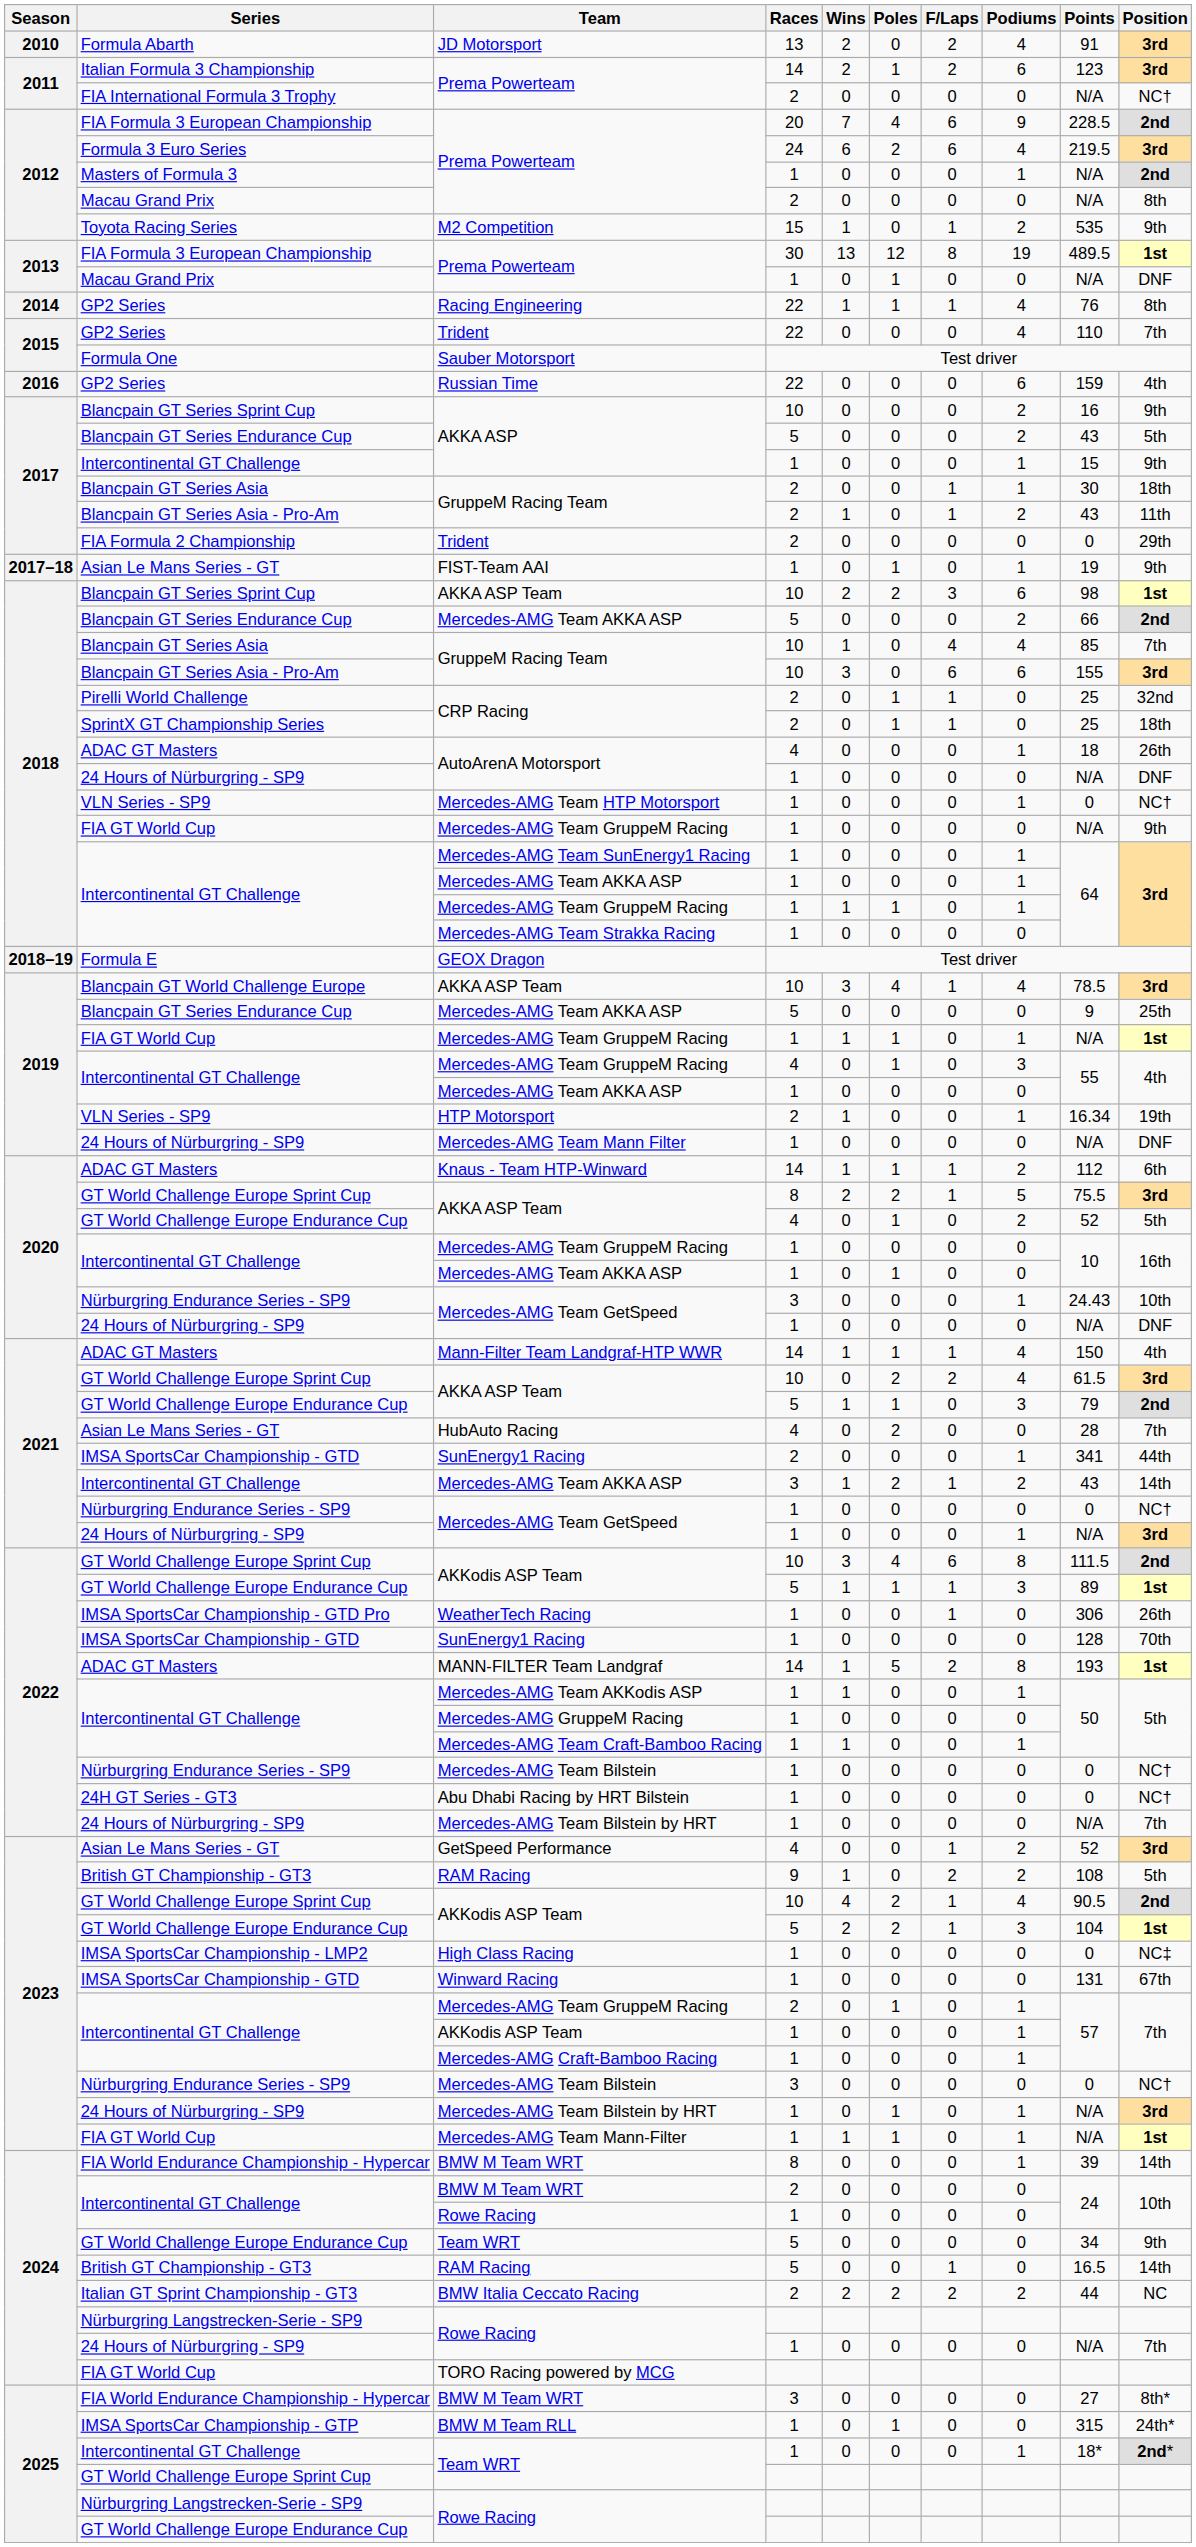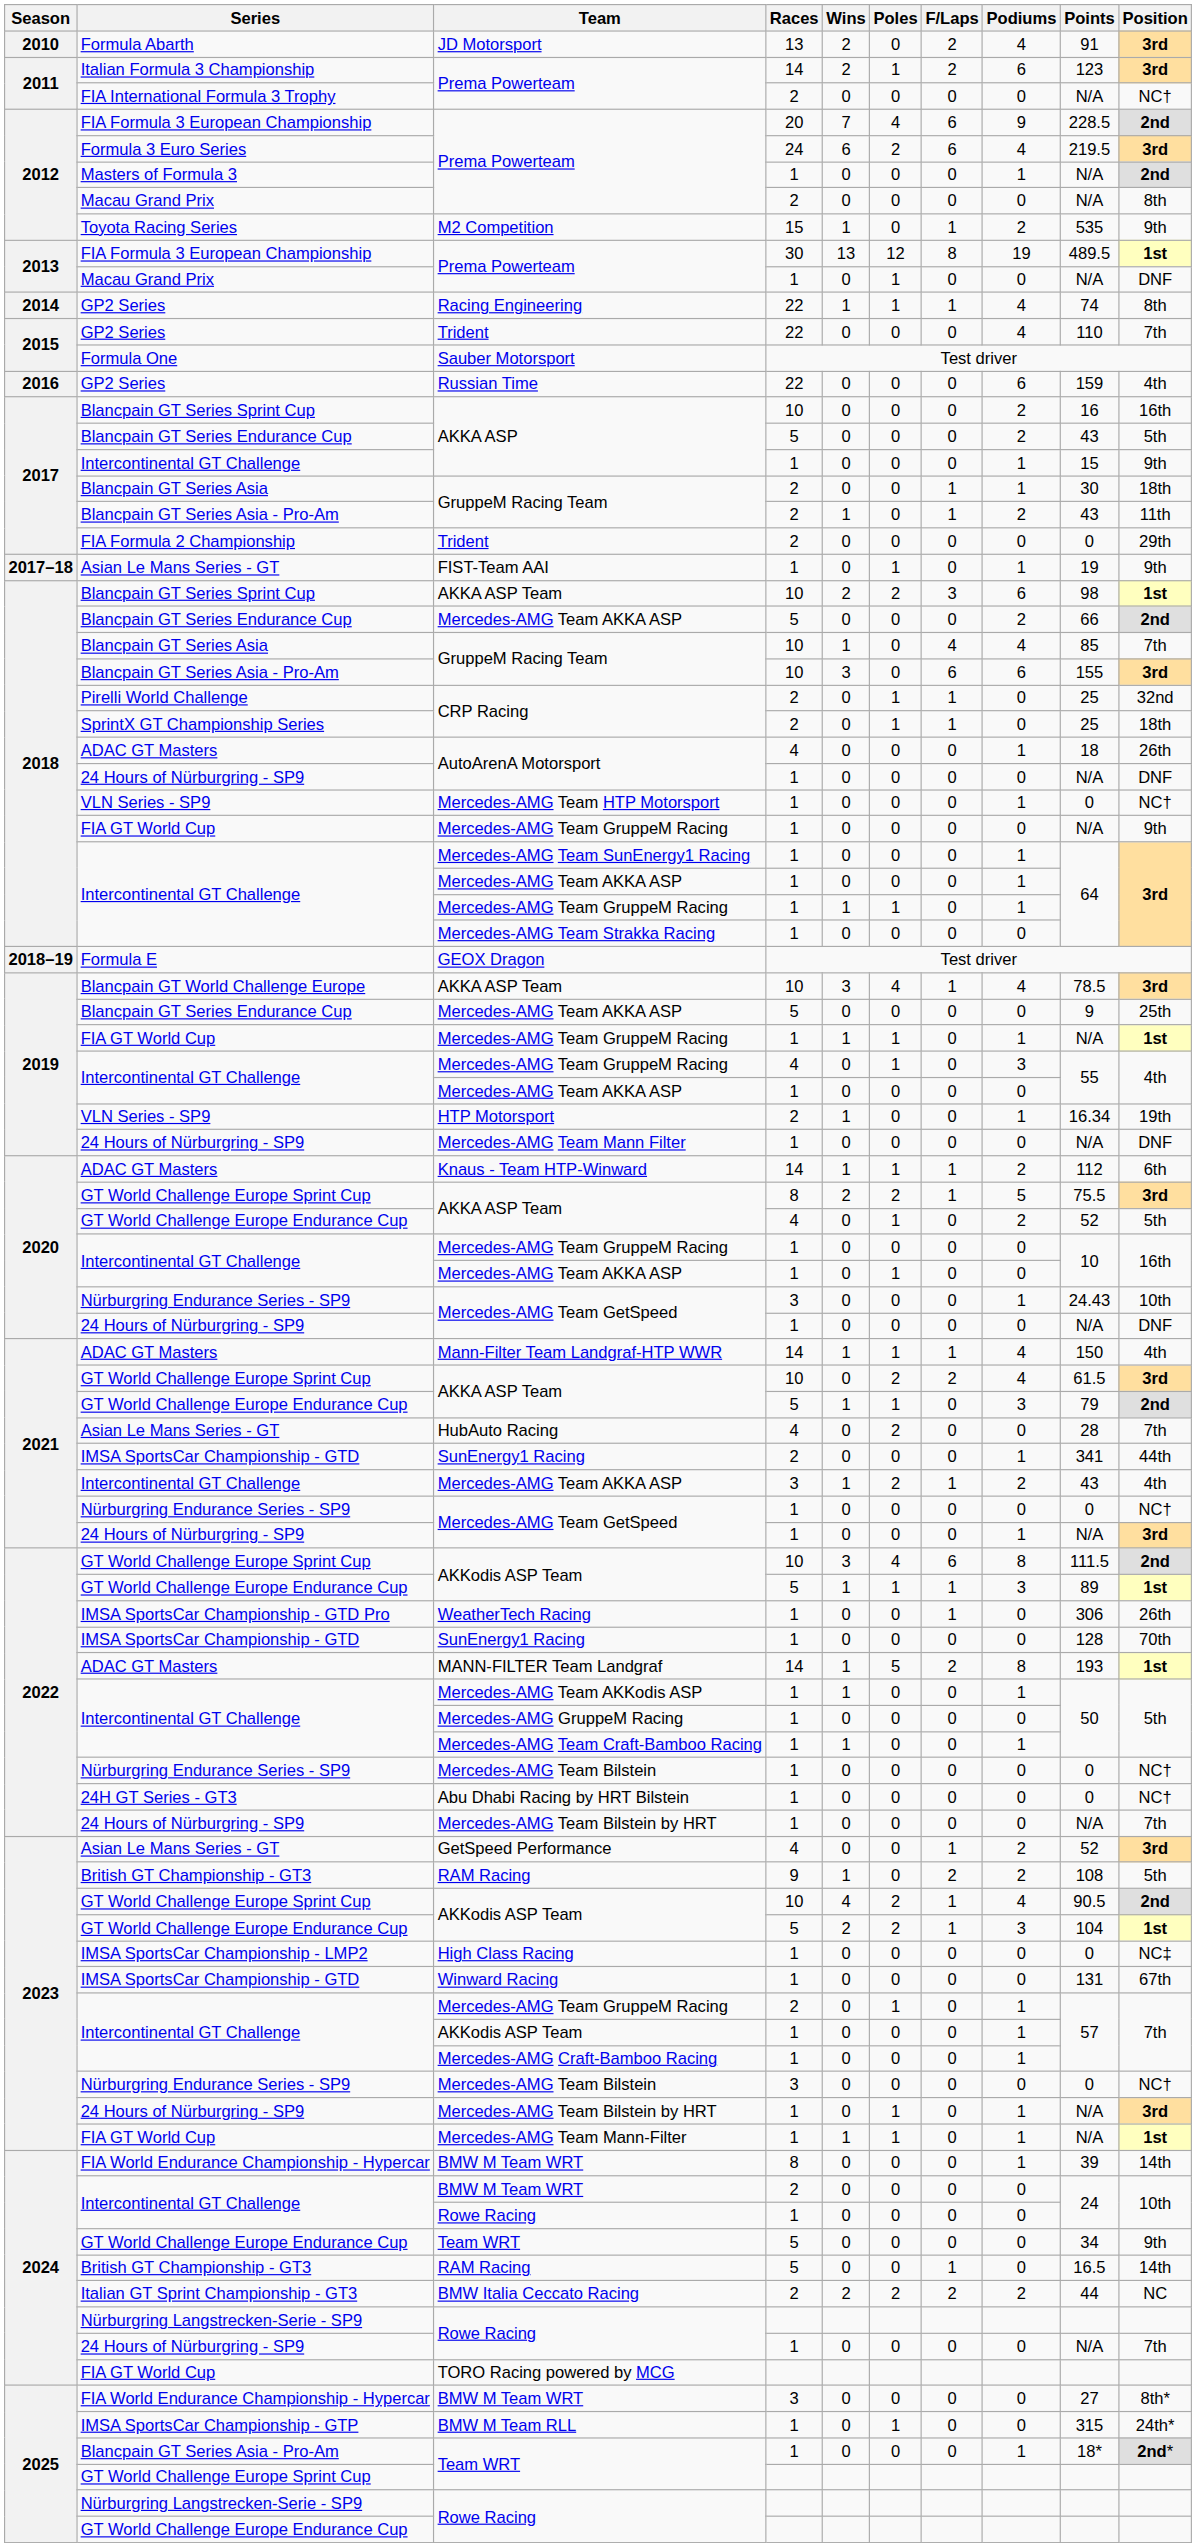(1089, 306) 76 -> (1089, 306) 74
(1155, 410) 9th -> (1155, 410) 16th
(1155, 1483) 14th -> (1155, 1483) 4th
(190, 2451) Intercontinental GT Challenge -> (210, 2451) Blancpain GT Series Asia - Pro-Am
